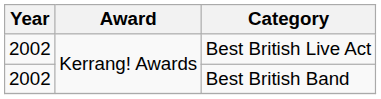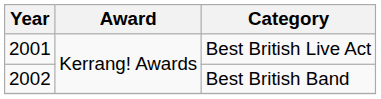(30, 49) 2002 -> (30, 49) 2001
